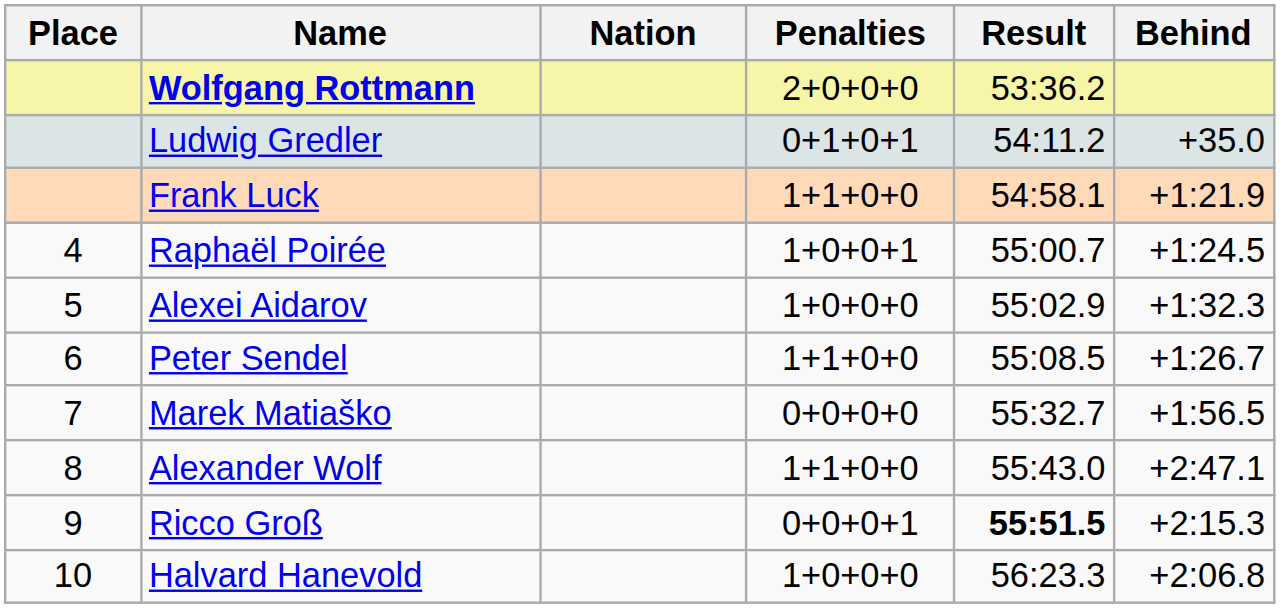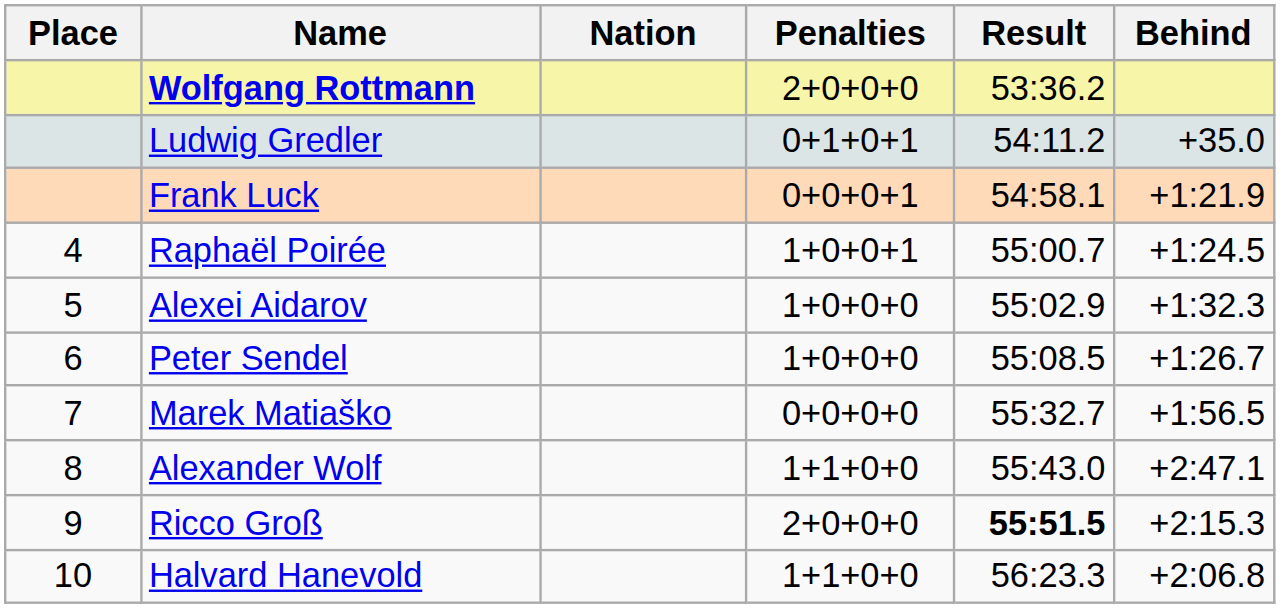(850, 196) 1+1+0+0 -> (850, 196) 0+0+0+1
(850, 359) 1+1+0+0 -> (850, 359) 1+0+0+0
(850, 522) 0+0+0+1 -> (850, 522) 2+0+0+0
(850, 576) 1+0+0+0 -> (850, 576) 1+1+0+0
